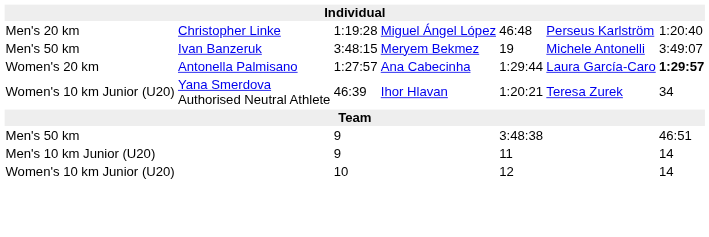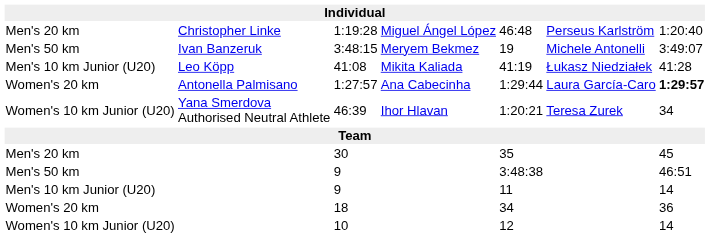+ row: (80, 67)
+ row: (42, 153)
+ row: (52, 208)
